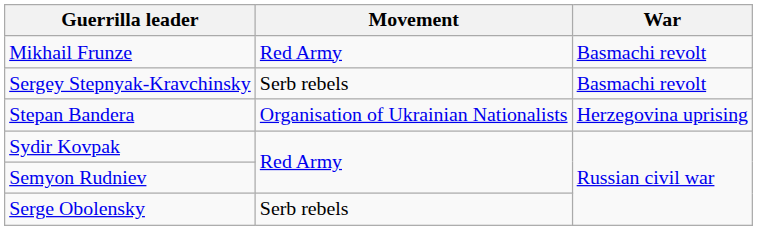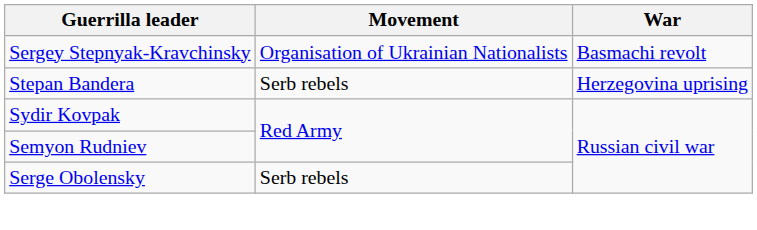- row: (71, 51)
(304, 83) Serb rebels -> (414, 51) Organisation of Ukrainian Nationalists
(414, 114) Organisation of Ukrainian Nationalists -> (304, 83) Serb rebels
